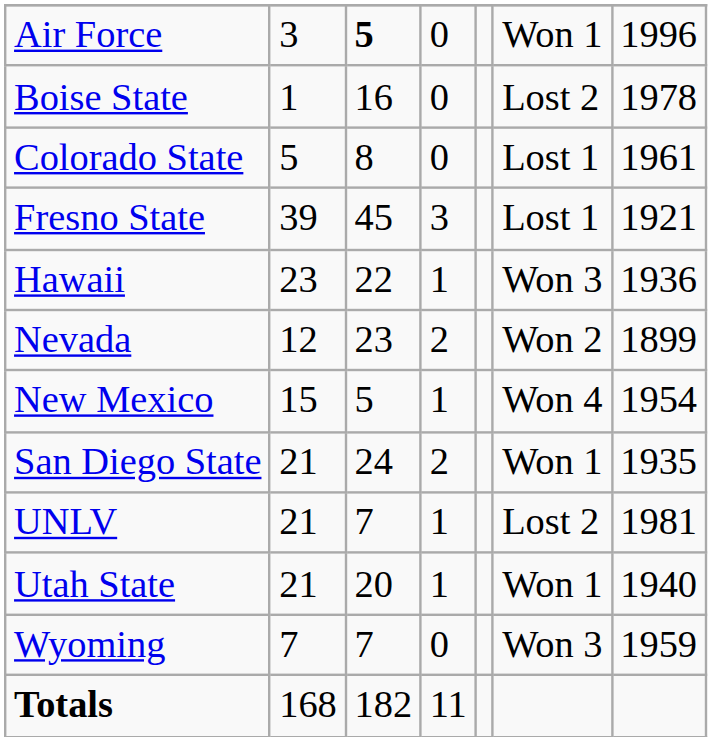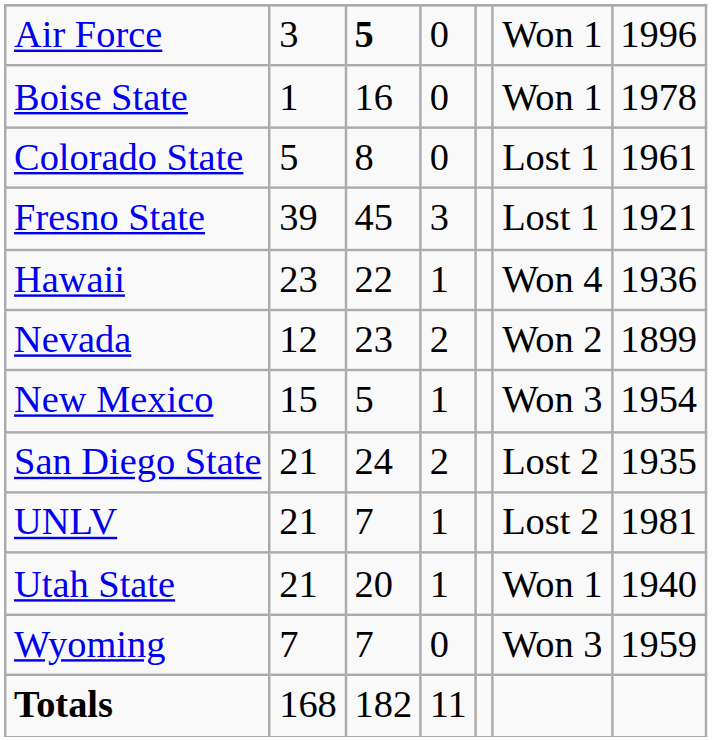(551, 95) Lost 2 -> (552, 95) Won 1
(552, 278) Won 3 -> (552, 278) Won 4
(552, 400) Won 4 -> (552, 400) Won 3
(552, 461) Won 1 -> (551, 461) Lost 2
